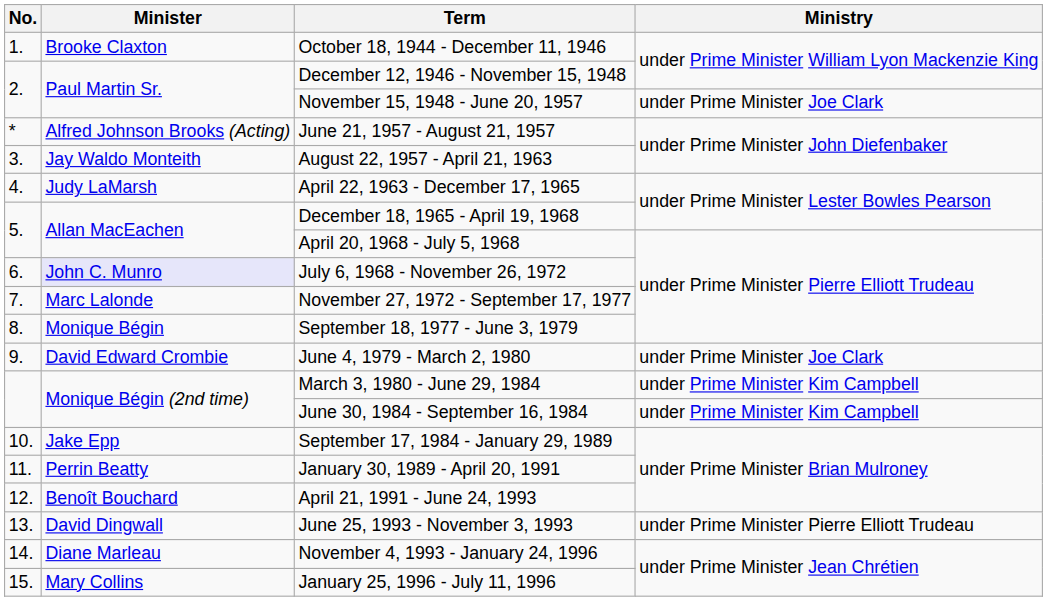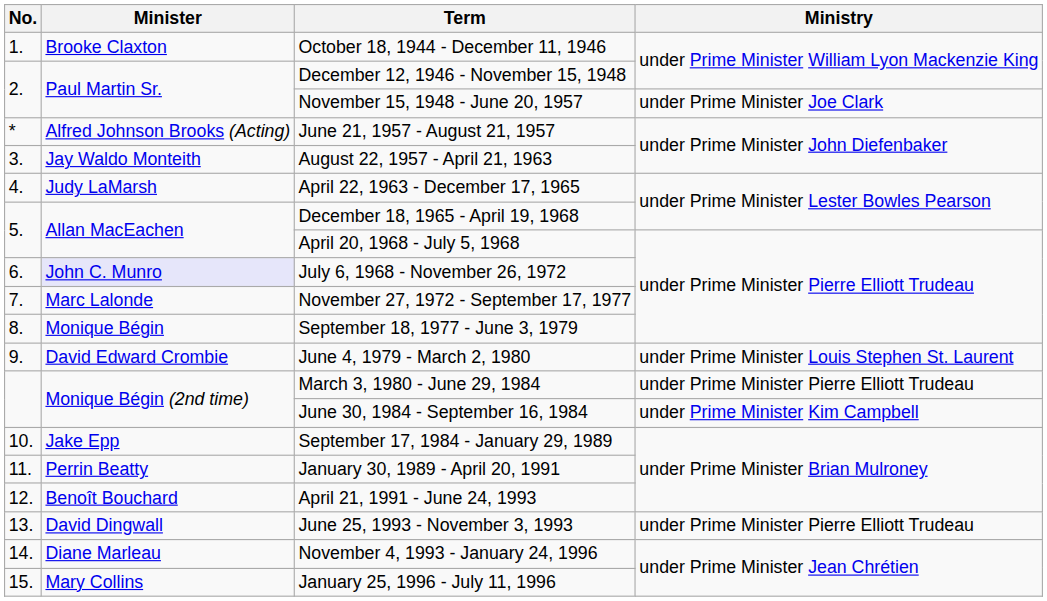(761, 356) under Prime Minister Joe Clark -> (826, 356) under Prime Minister Louis Stephen St. Laurent
(779, 384) under Prime Minister Kim Campbell -> (807, 384) under Prime Minister Pierre Elliott Trudeau
